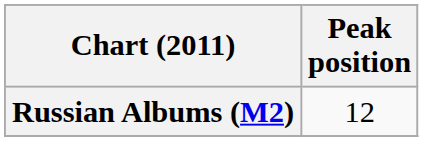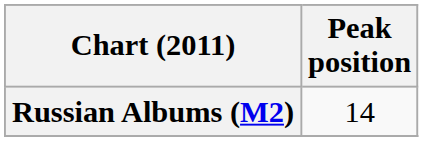(360, 111) 12 -> (360, 111) 14
